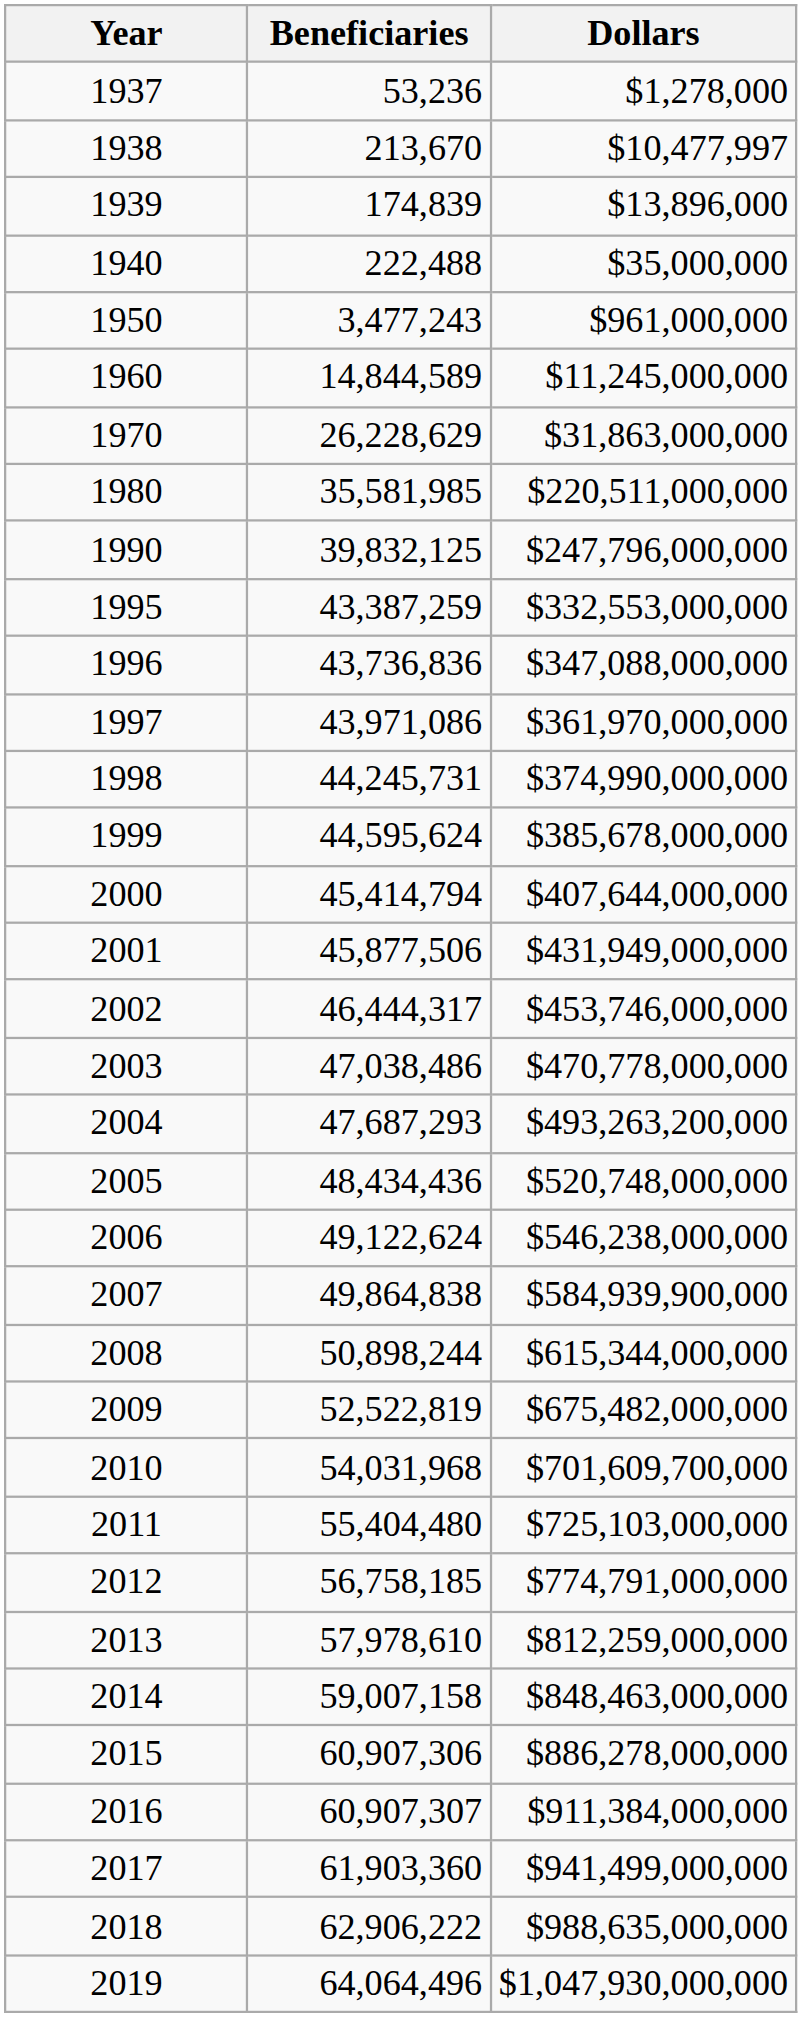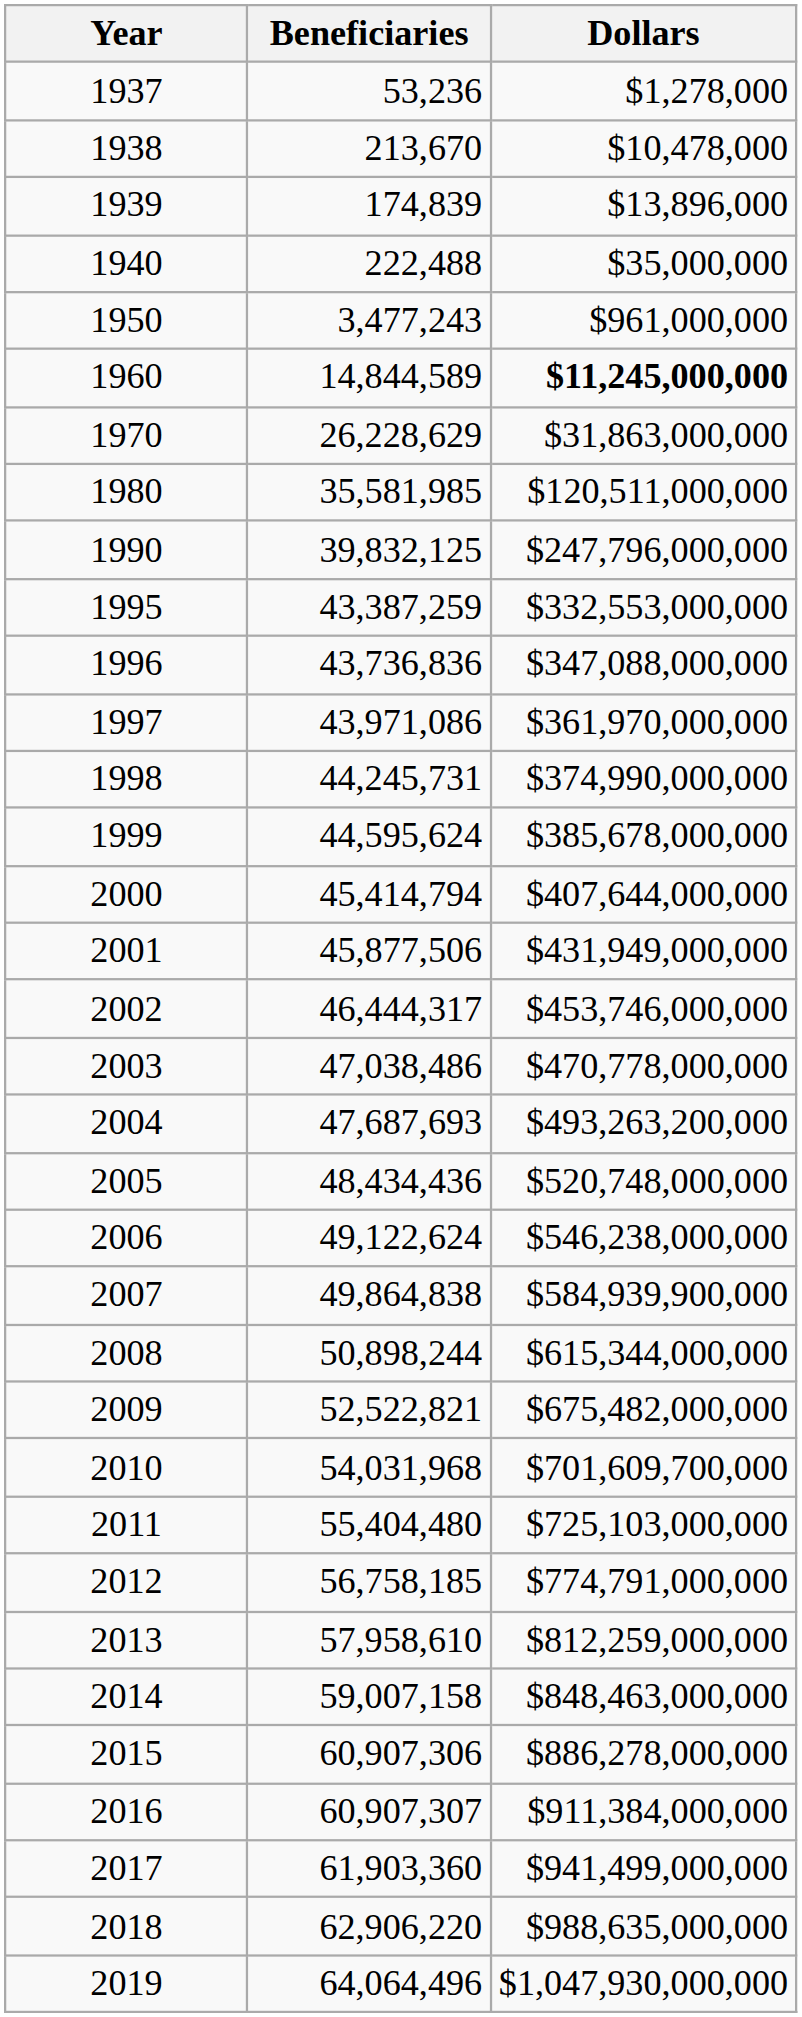(698, 147) $10,477,997 -> (698, 147) $10,478,000
(667, 377) normal -> (667, 377) bold
(658, 491) $220,511,000,000 -> (658, 491) $120,511,000,000
(401, 1122) 47,687,293 -> (401, 1122) 47,687,693
(401, 1409) 52,522,819 -> (401, 1409) 52,522,821
(401, 1638) 57,978,610 -> (401, 1638) 57,958,610
(401, 1925) 62,906,222 -> (401, 1925) 62,906,220
